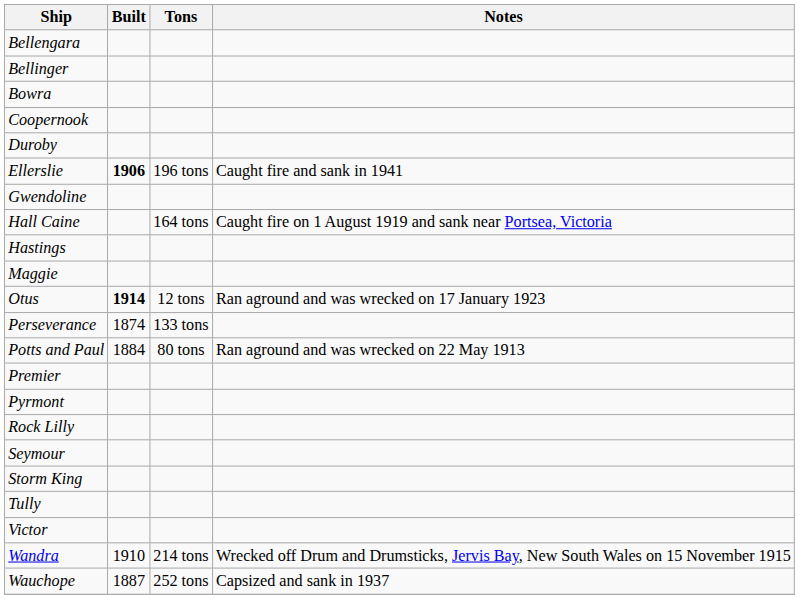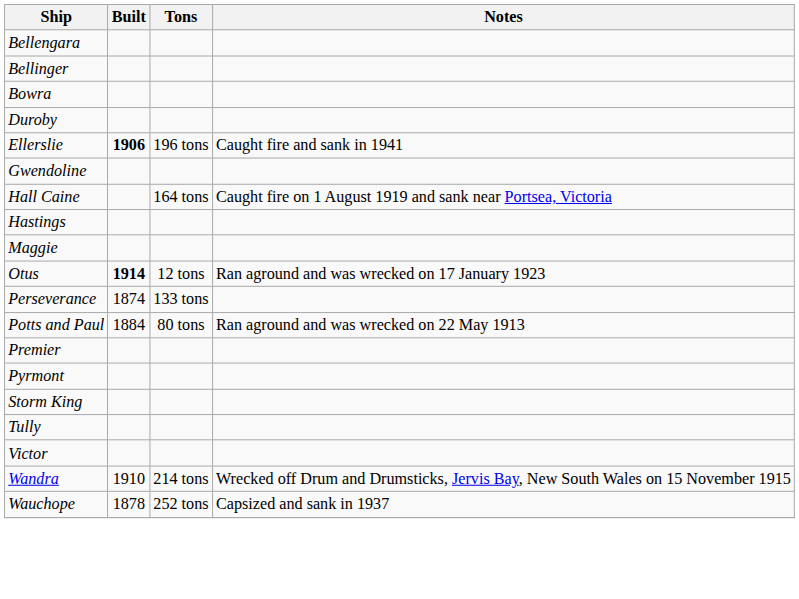- row: (48, 119)
- row: (41, 427)
- row: (37, 453)
(129, 581) 1887 -> (129, 504) 1878
